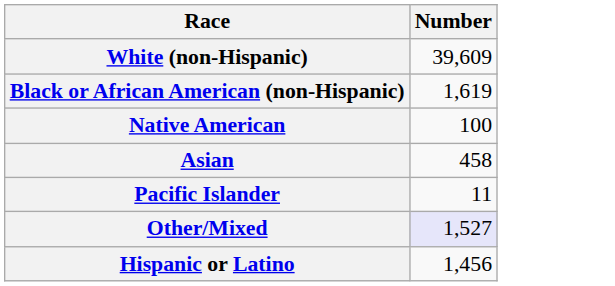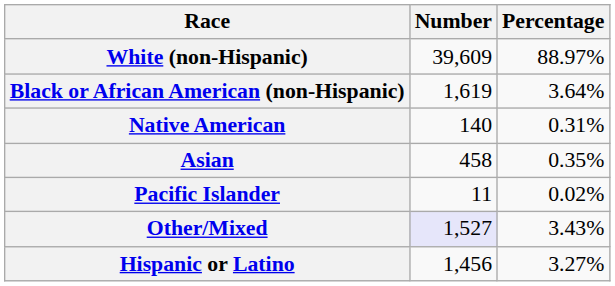+ column: (553, 21)
(476, 125) 100 -> (476, 125) 140
